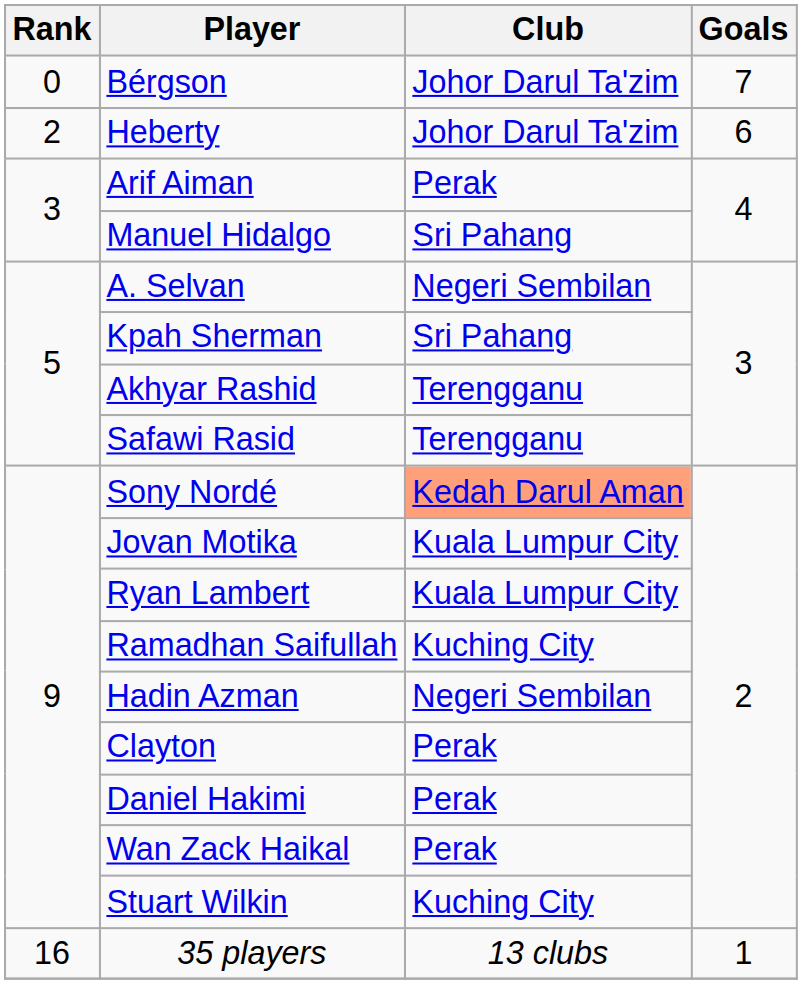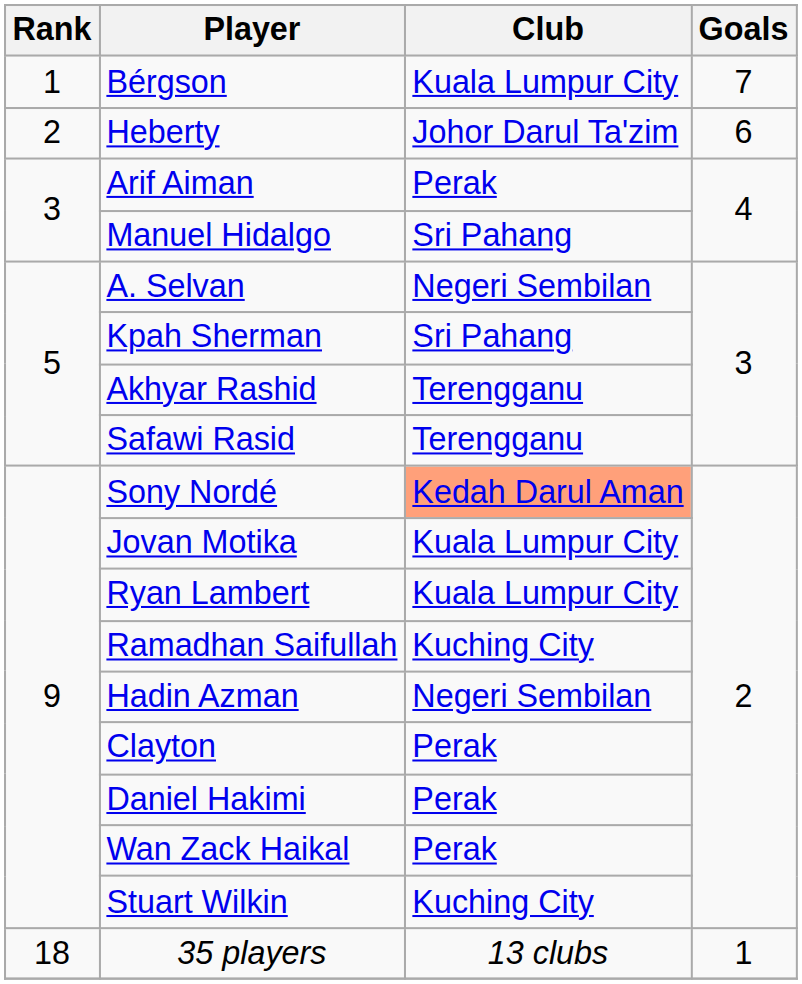(52, 81) 0 -> (52, 81) 1
(545, 81) Johor Darul Ta'zim -> (545, 81) Kuala Lumpur City
(52, 952) 16 -> (52, 952) 18
